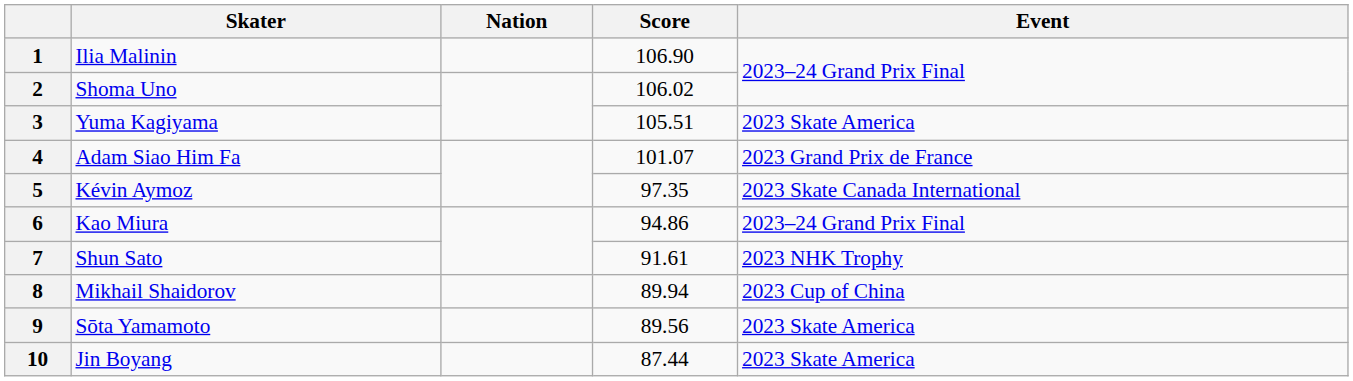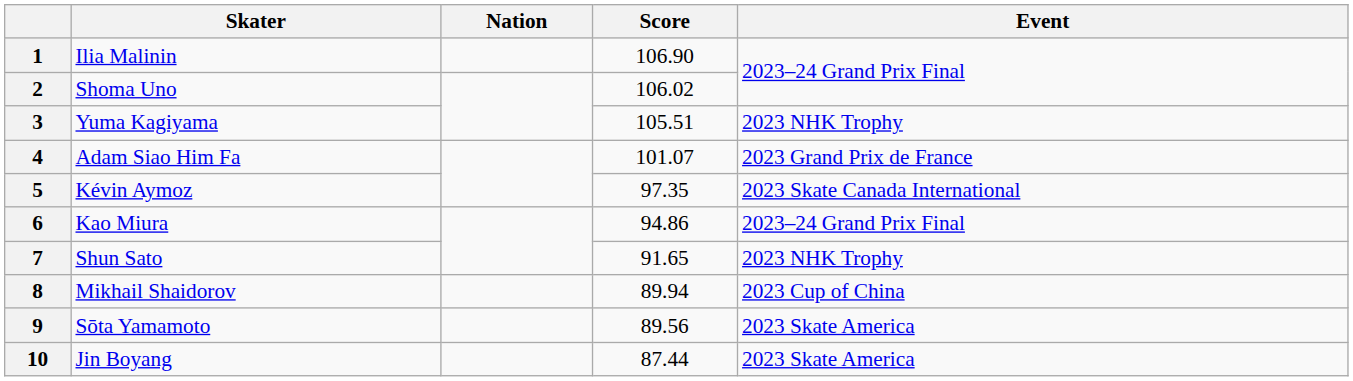(828, 122) 2023 Skate America -> (822, 122) 2023 NHK Trophy
(665, 257) 91.61 -> (665, 257) 91.65
